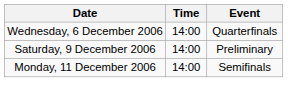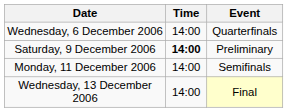(186, 49) normal -> (186, 49) bold
+ row: (85, 91)
